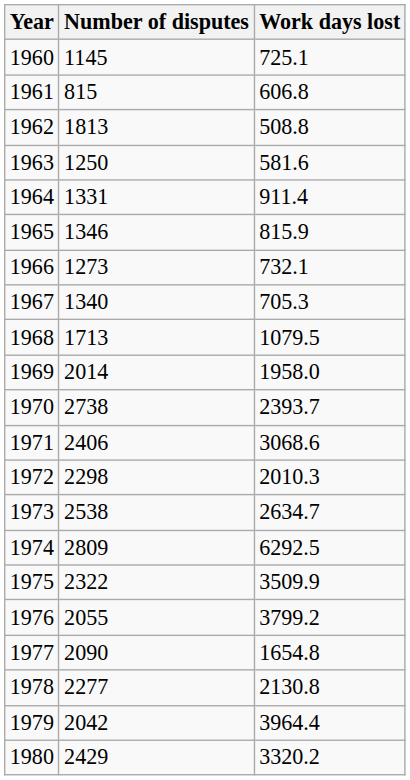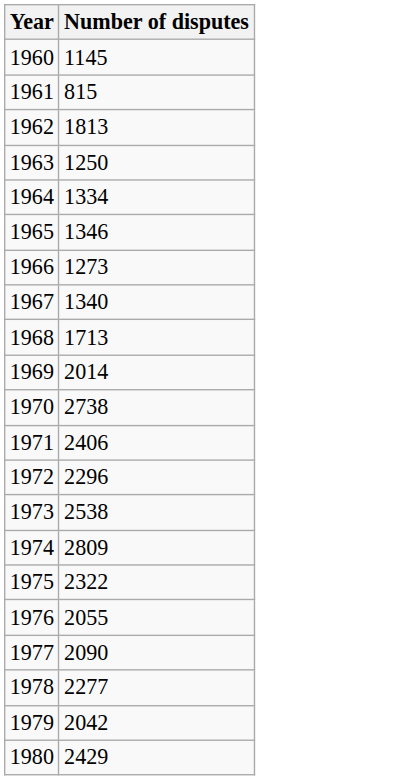- column: (330, 22)
(86, 197) 1331 -> (86, 197) 1334
(86, 477) 2298 -> (86, 477) 2296
